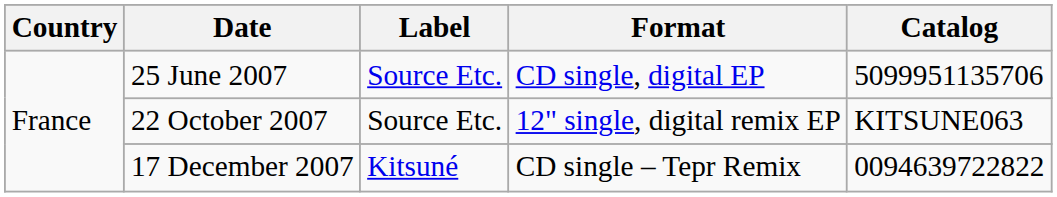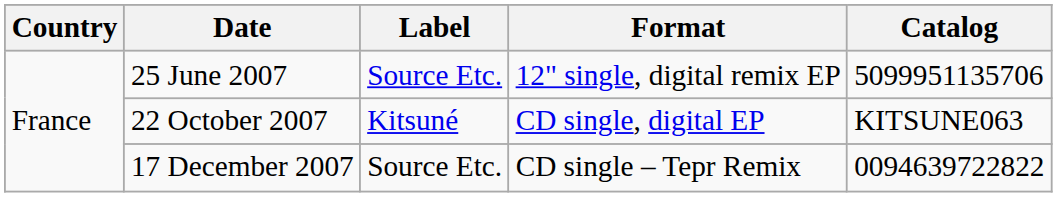(640, 74) CD single, digital EP -> (678, 74) 12" single, digital remix EP
(435, 120) Source Etc. -> (413, 120) Kitsuné
(678, 120) 12" single, digital remix EP -> (640, 120) CD single, digital EP
(413, 167) Kitsuné -> (435, 167) Source Etc.
